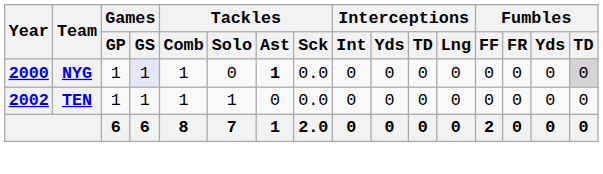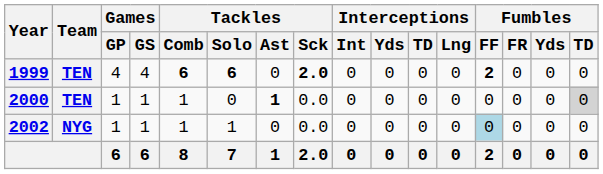+ row: (29, 73)
(77, 73) NYG -> (77, 100) TEN
(145, 73) lavender background -> (145, 100) no background
(77, 100) TEN -> (77, 128) NYG
(489, 100) no background -> (489, 128) lightblue background
